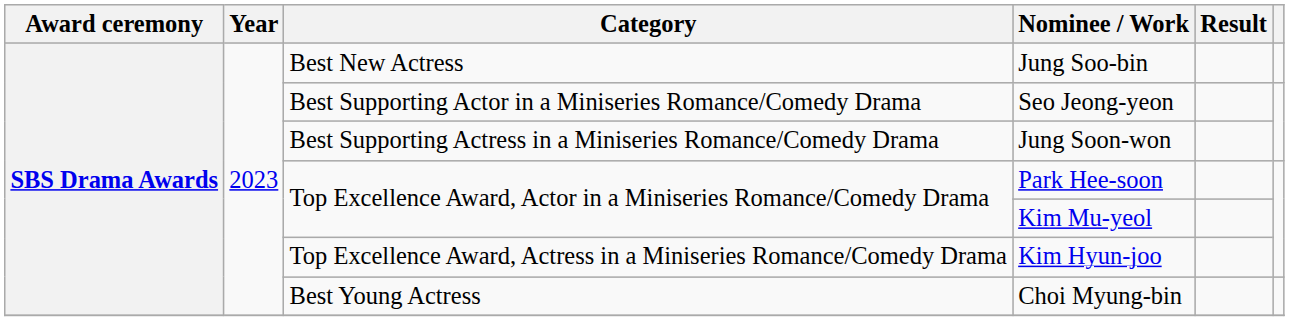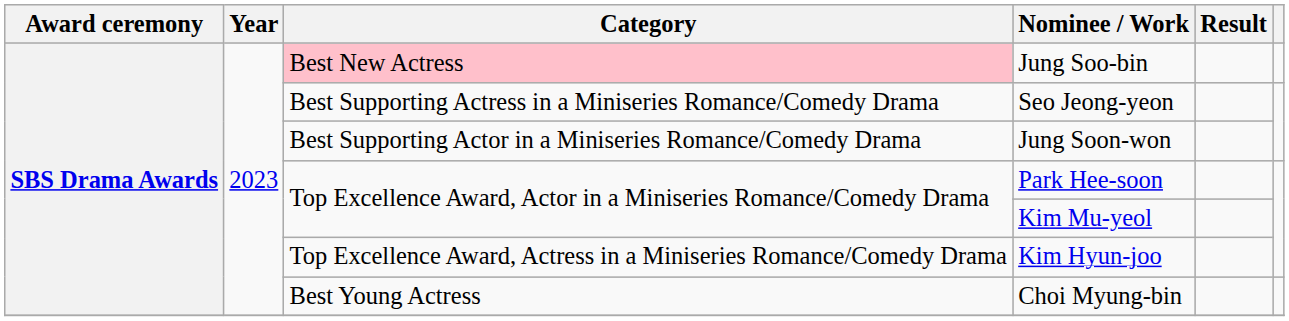(377, 62) no background -> (377, 62) pink background
(605, 101) Best Supporting Actor in a Miniseries Romance/Comedy Drama -> (614, 101) Best Supporting Actress in a Miniseries Romance/Comedy Drama
(614, 140) Best Supporting Actress in a Miniseries Romance/Comedy Drama -> (605, 140) Best Supporting Actor in a Miniseries Romance/Comedy Drama
